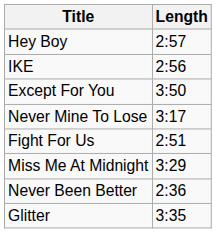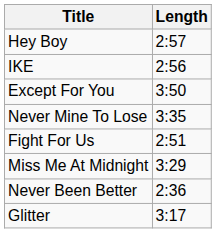(171, 116) 3:17 -> (171, 116) 3:35
(171, 215) 3:35 -> (171, 215) 3:17
